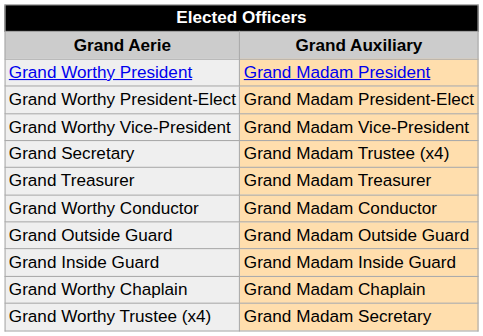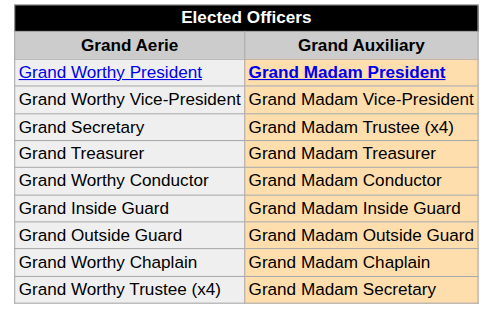(337, 72) normal -> (347, 72) bold
- row: (122, 99)
rows swapped: (84, 262) <-> (91, 235)
